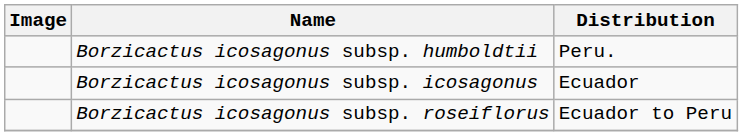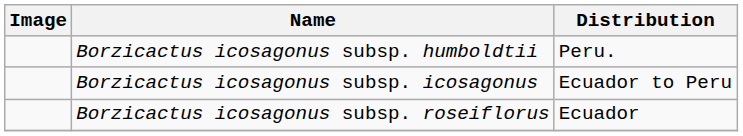(599, 83) Ecuador -> (645, 83) Ecuador to Peru
(645, 114) Ecuador to Peru -> (599, 114) Ecuador
